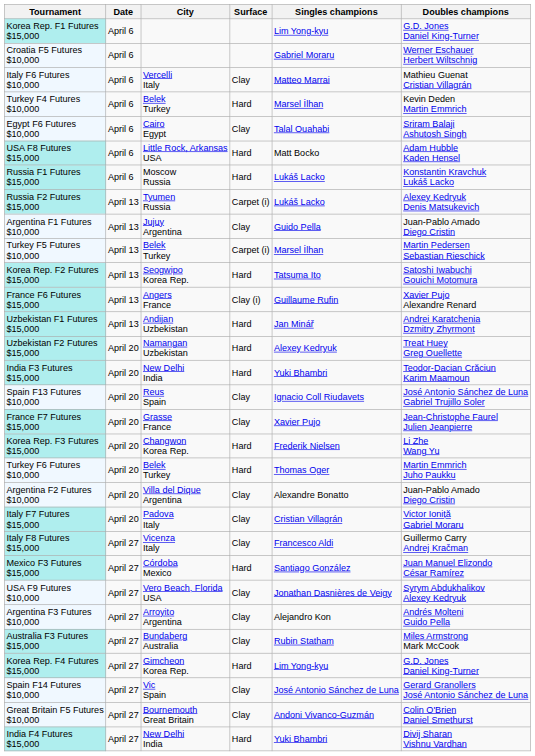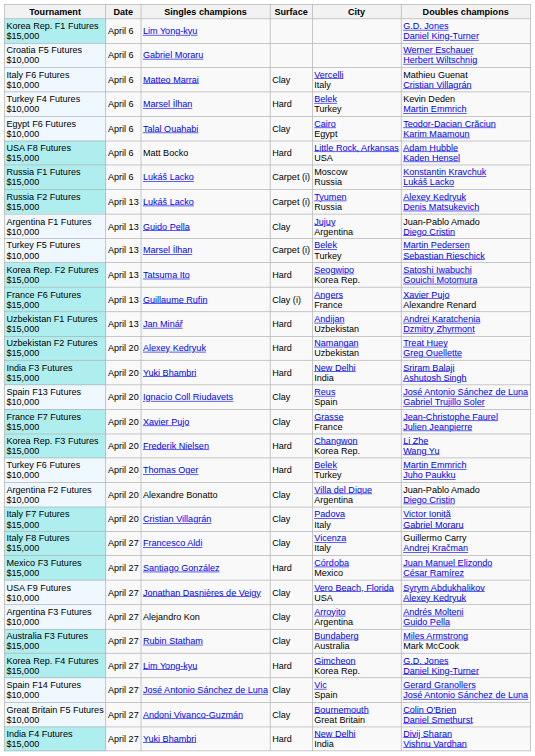columns swapped: (185, 12) <-> (336, 12)
(435, 129) Sriram Balaji Ashutosh Singh -> (450, 129) Teodor-Dacian Crăciun Karim Maamoun
(242, 178) Hard -> (291, 178) Carpet (i)
(450, 373) Teodor-Dacian Crăciun Karim Maamoun -> (435, 373) Sriram Balaji Ashutosh Singh
